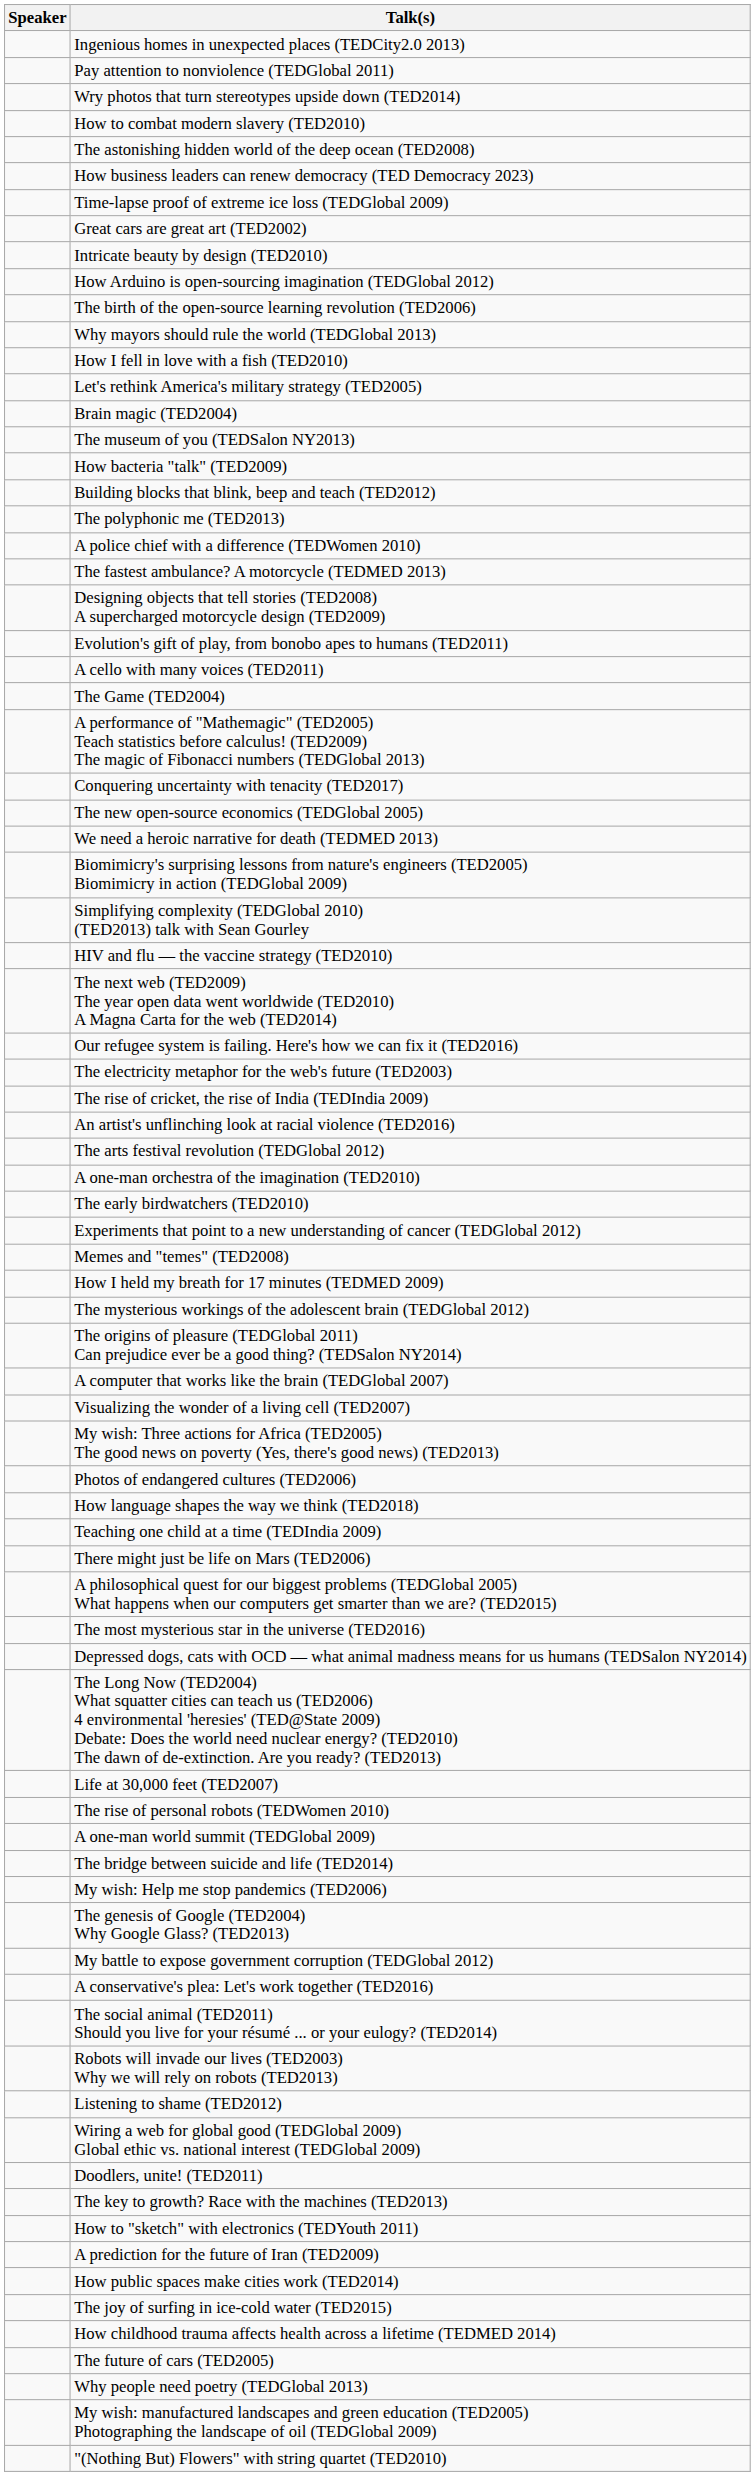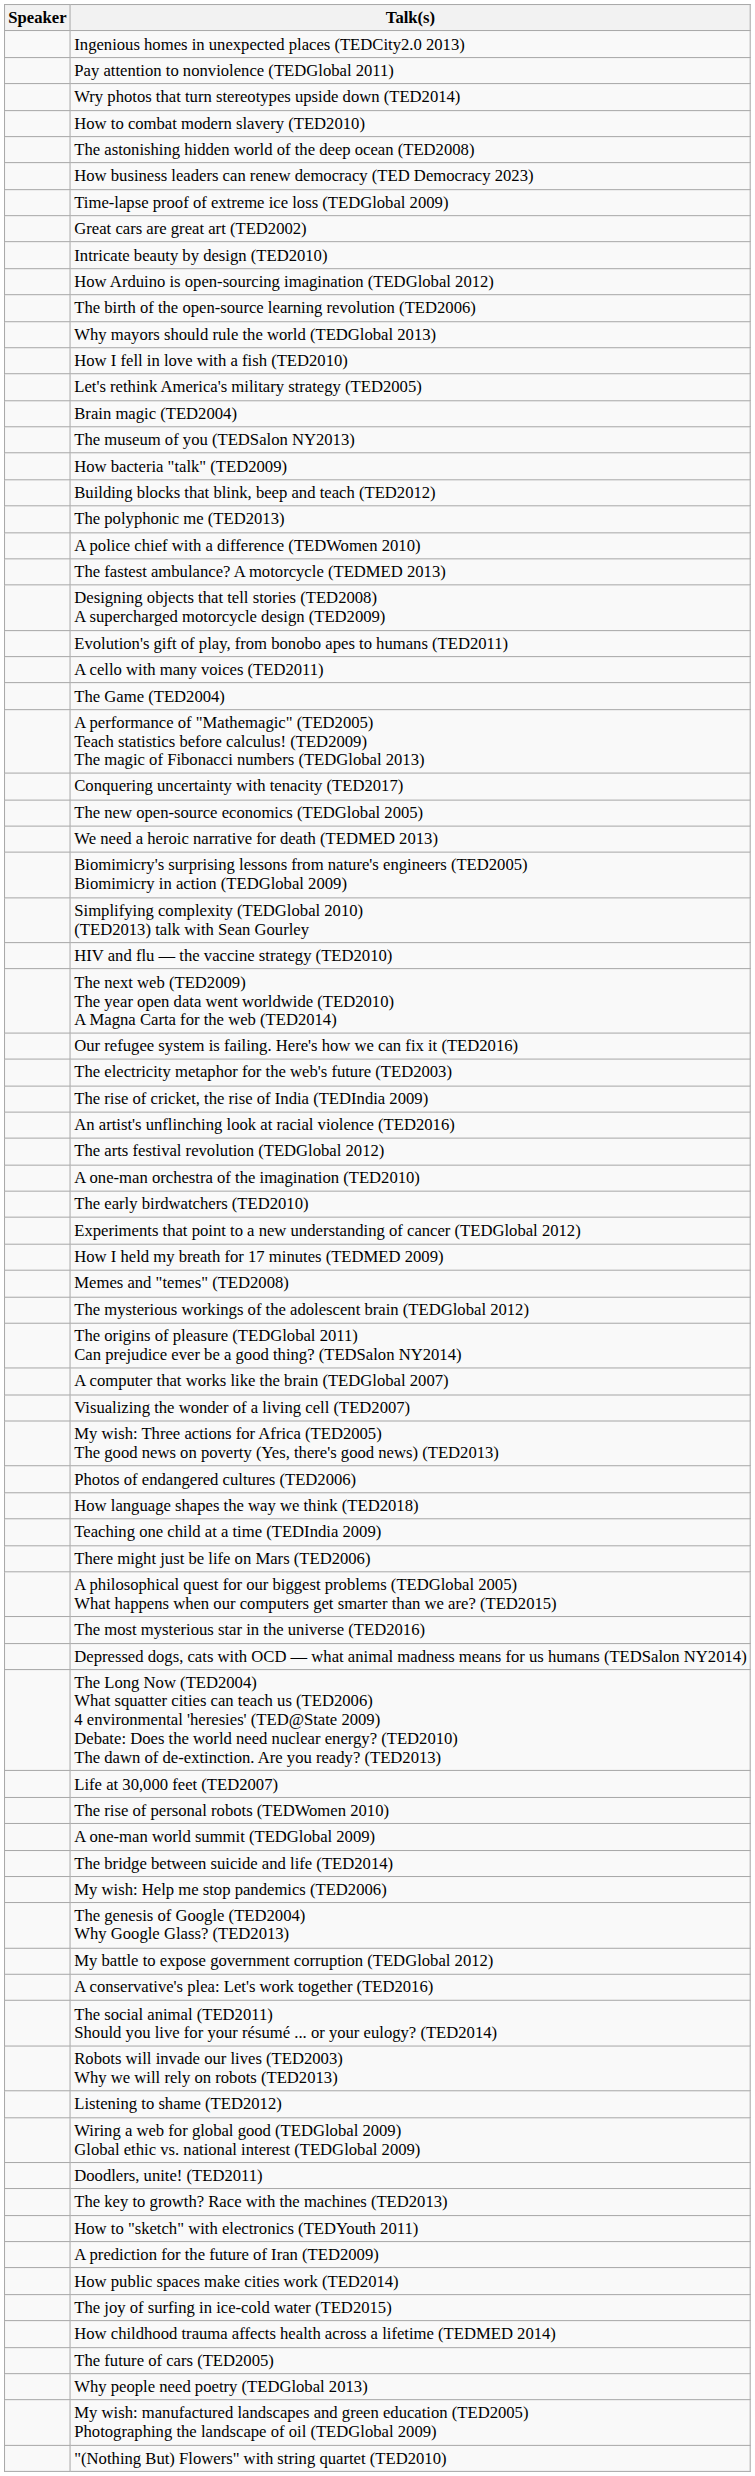rows swapped: (182, 1257) <-> (259, 1283)
